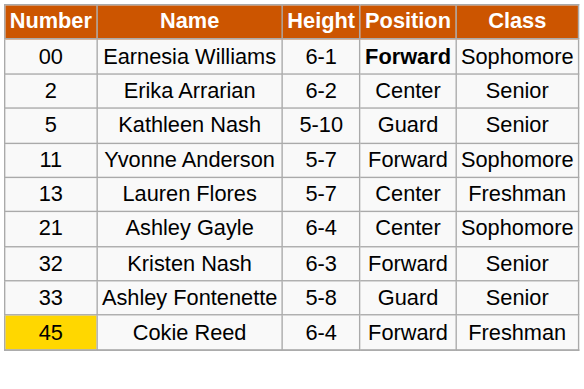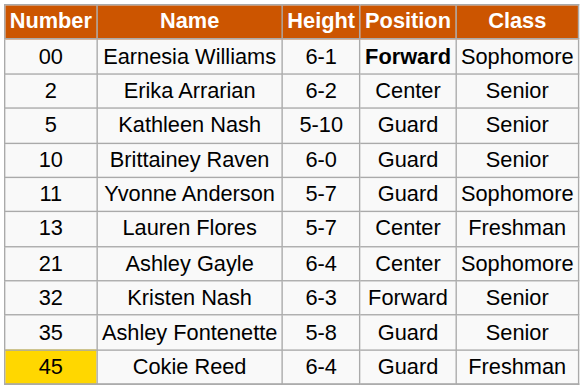+ row: (190, 159)
(408, 159) Forward -> (408, 194) Guard
(51, 297) 33 -> (51, 332) 35
(408, 332) Forward -> (408, 366) Guard
